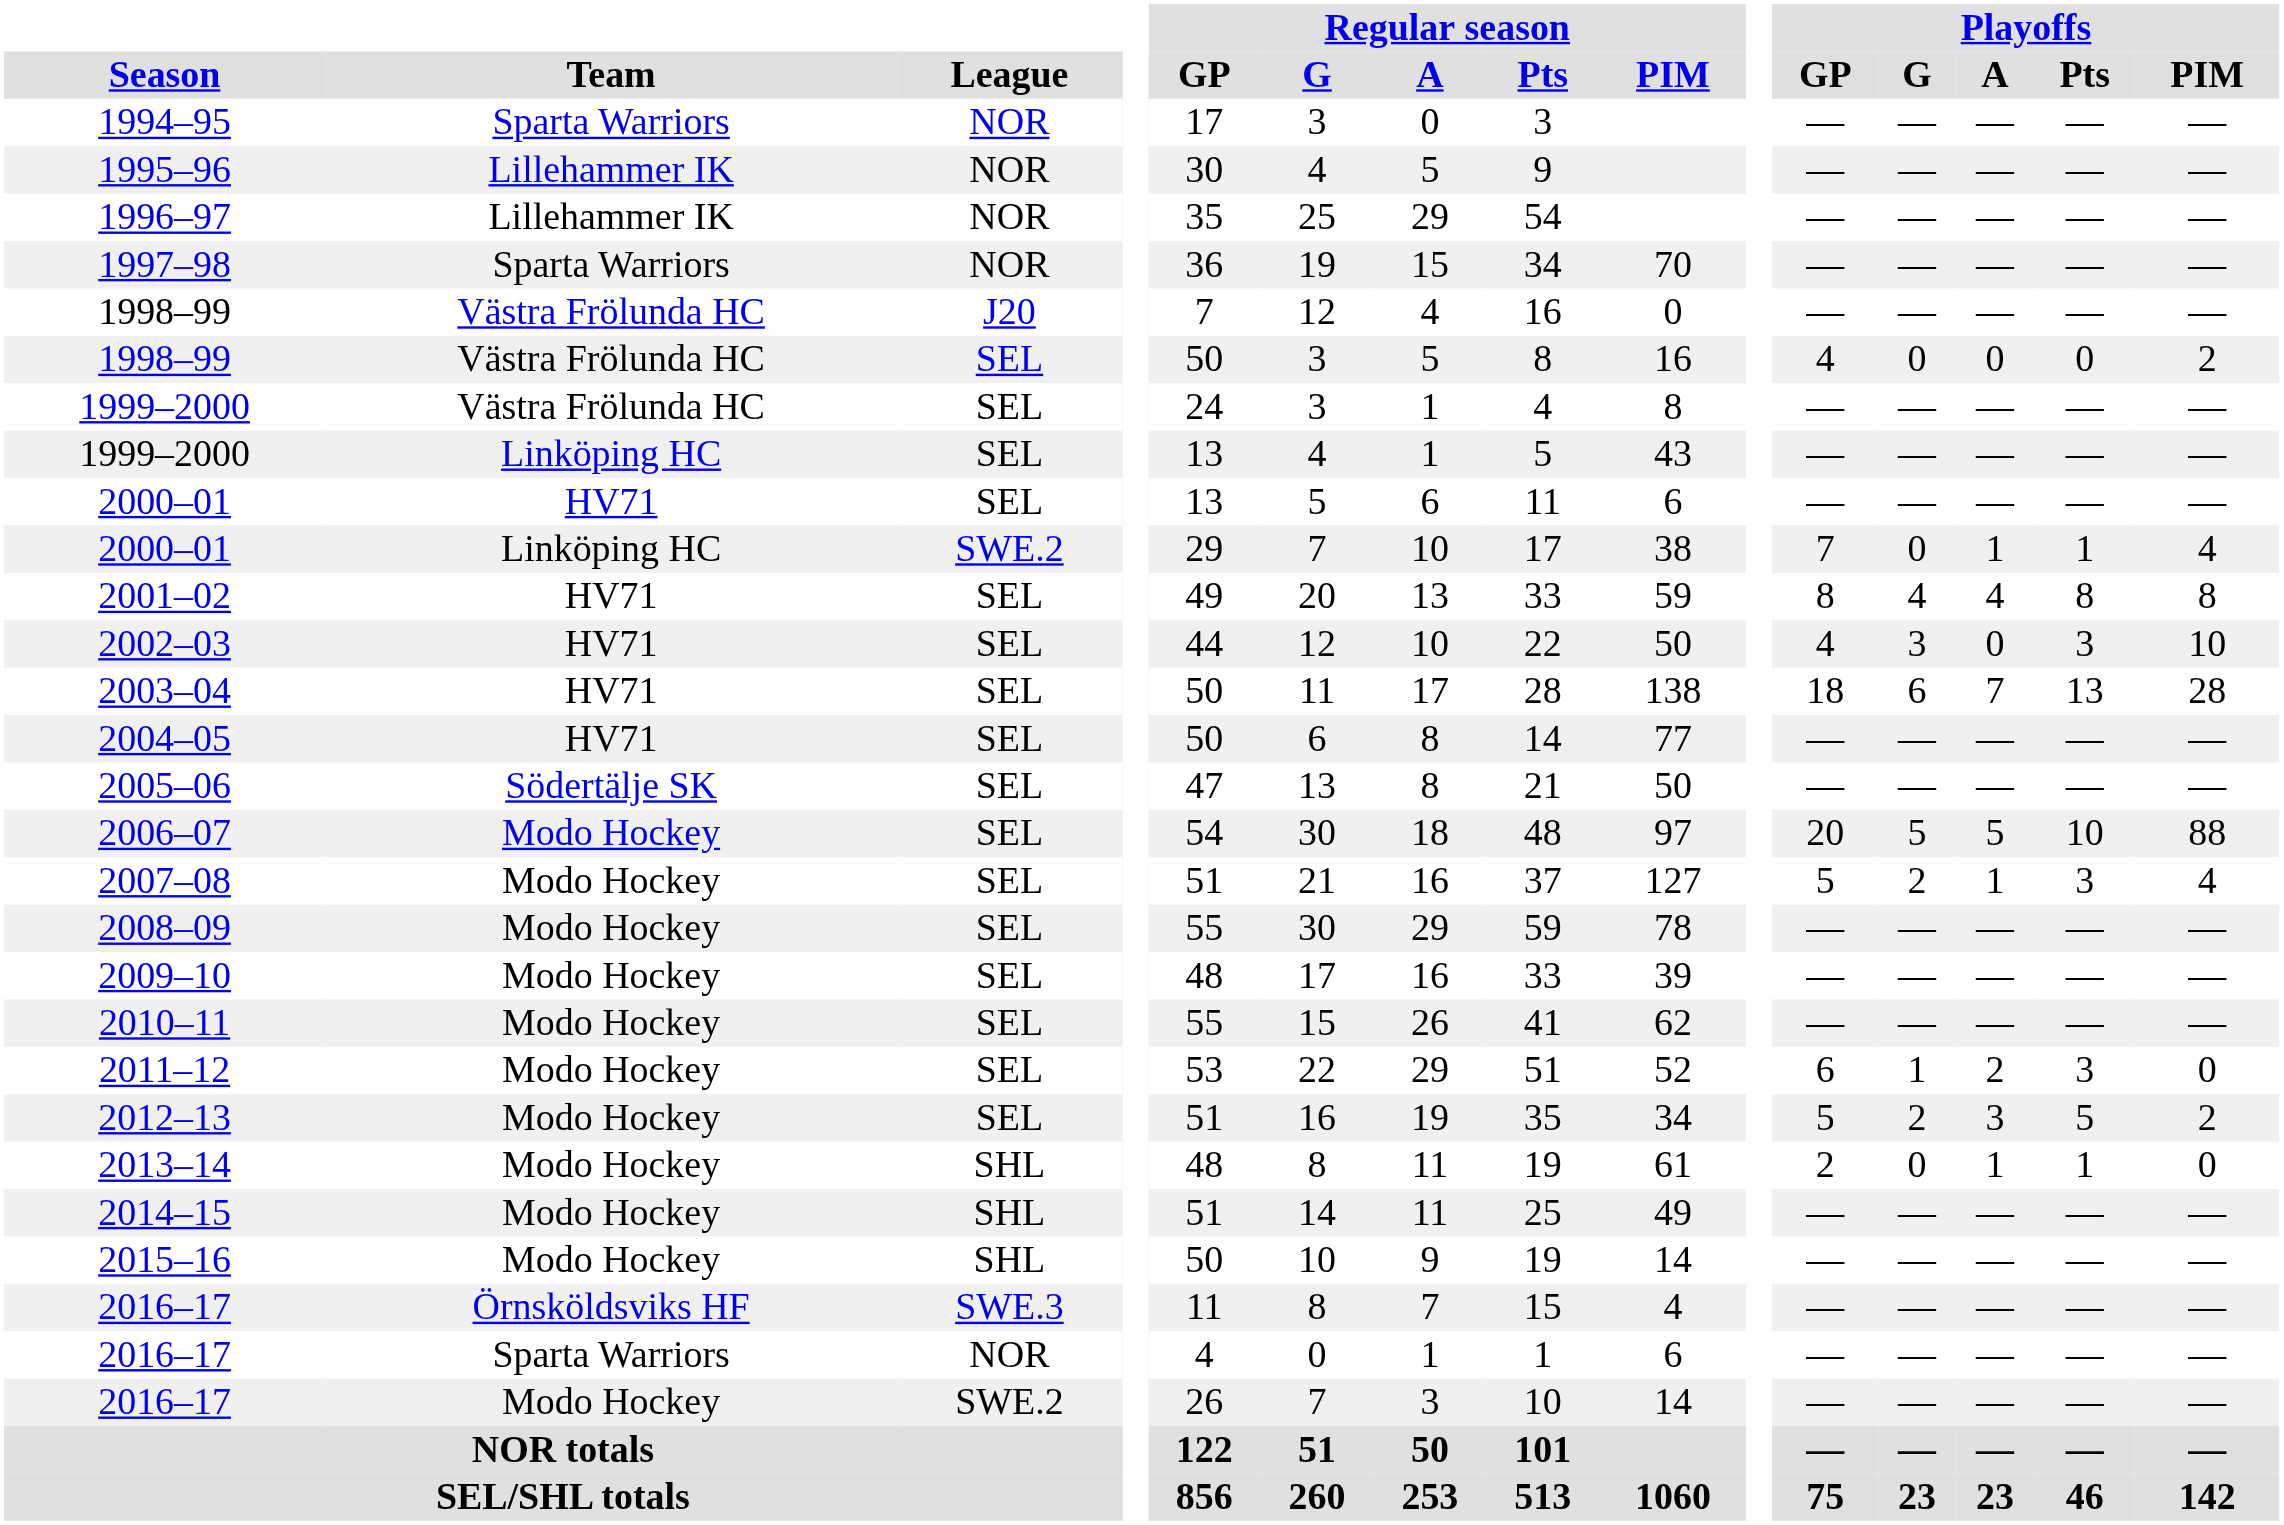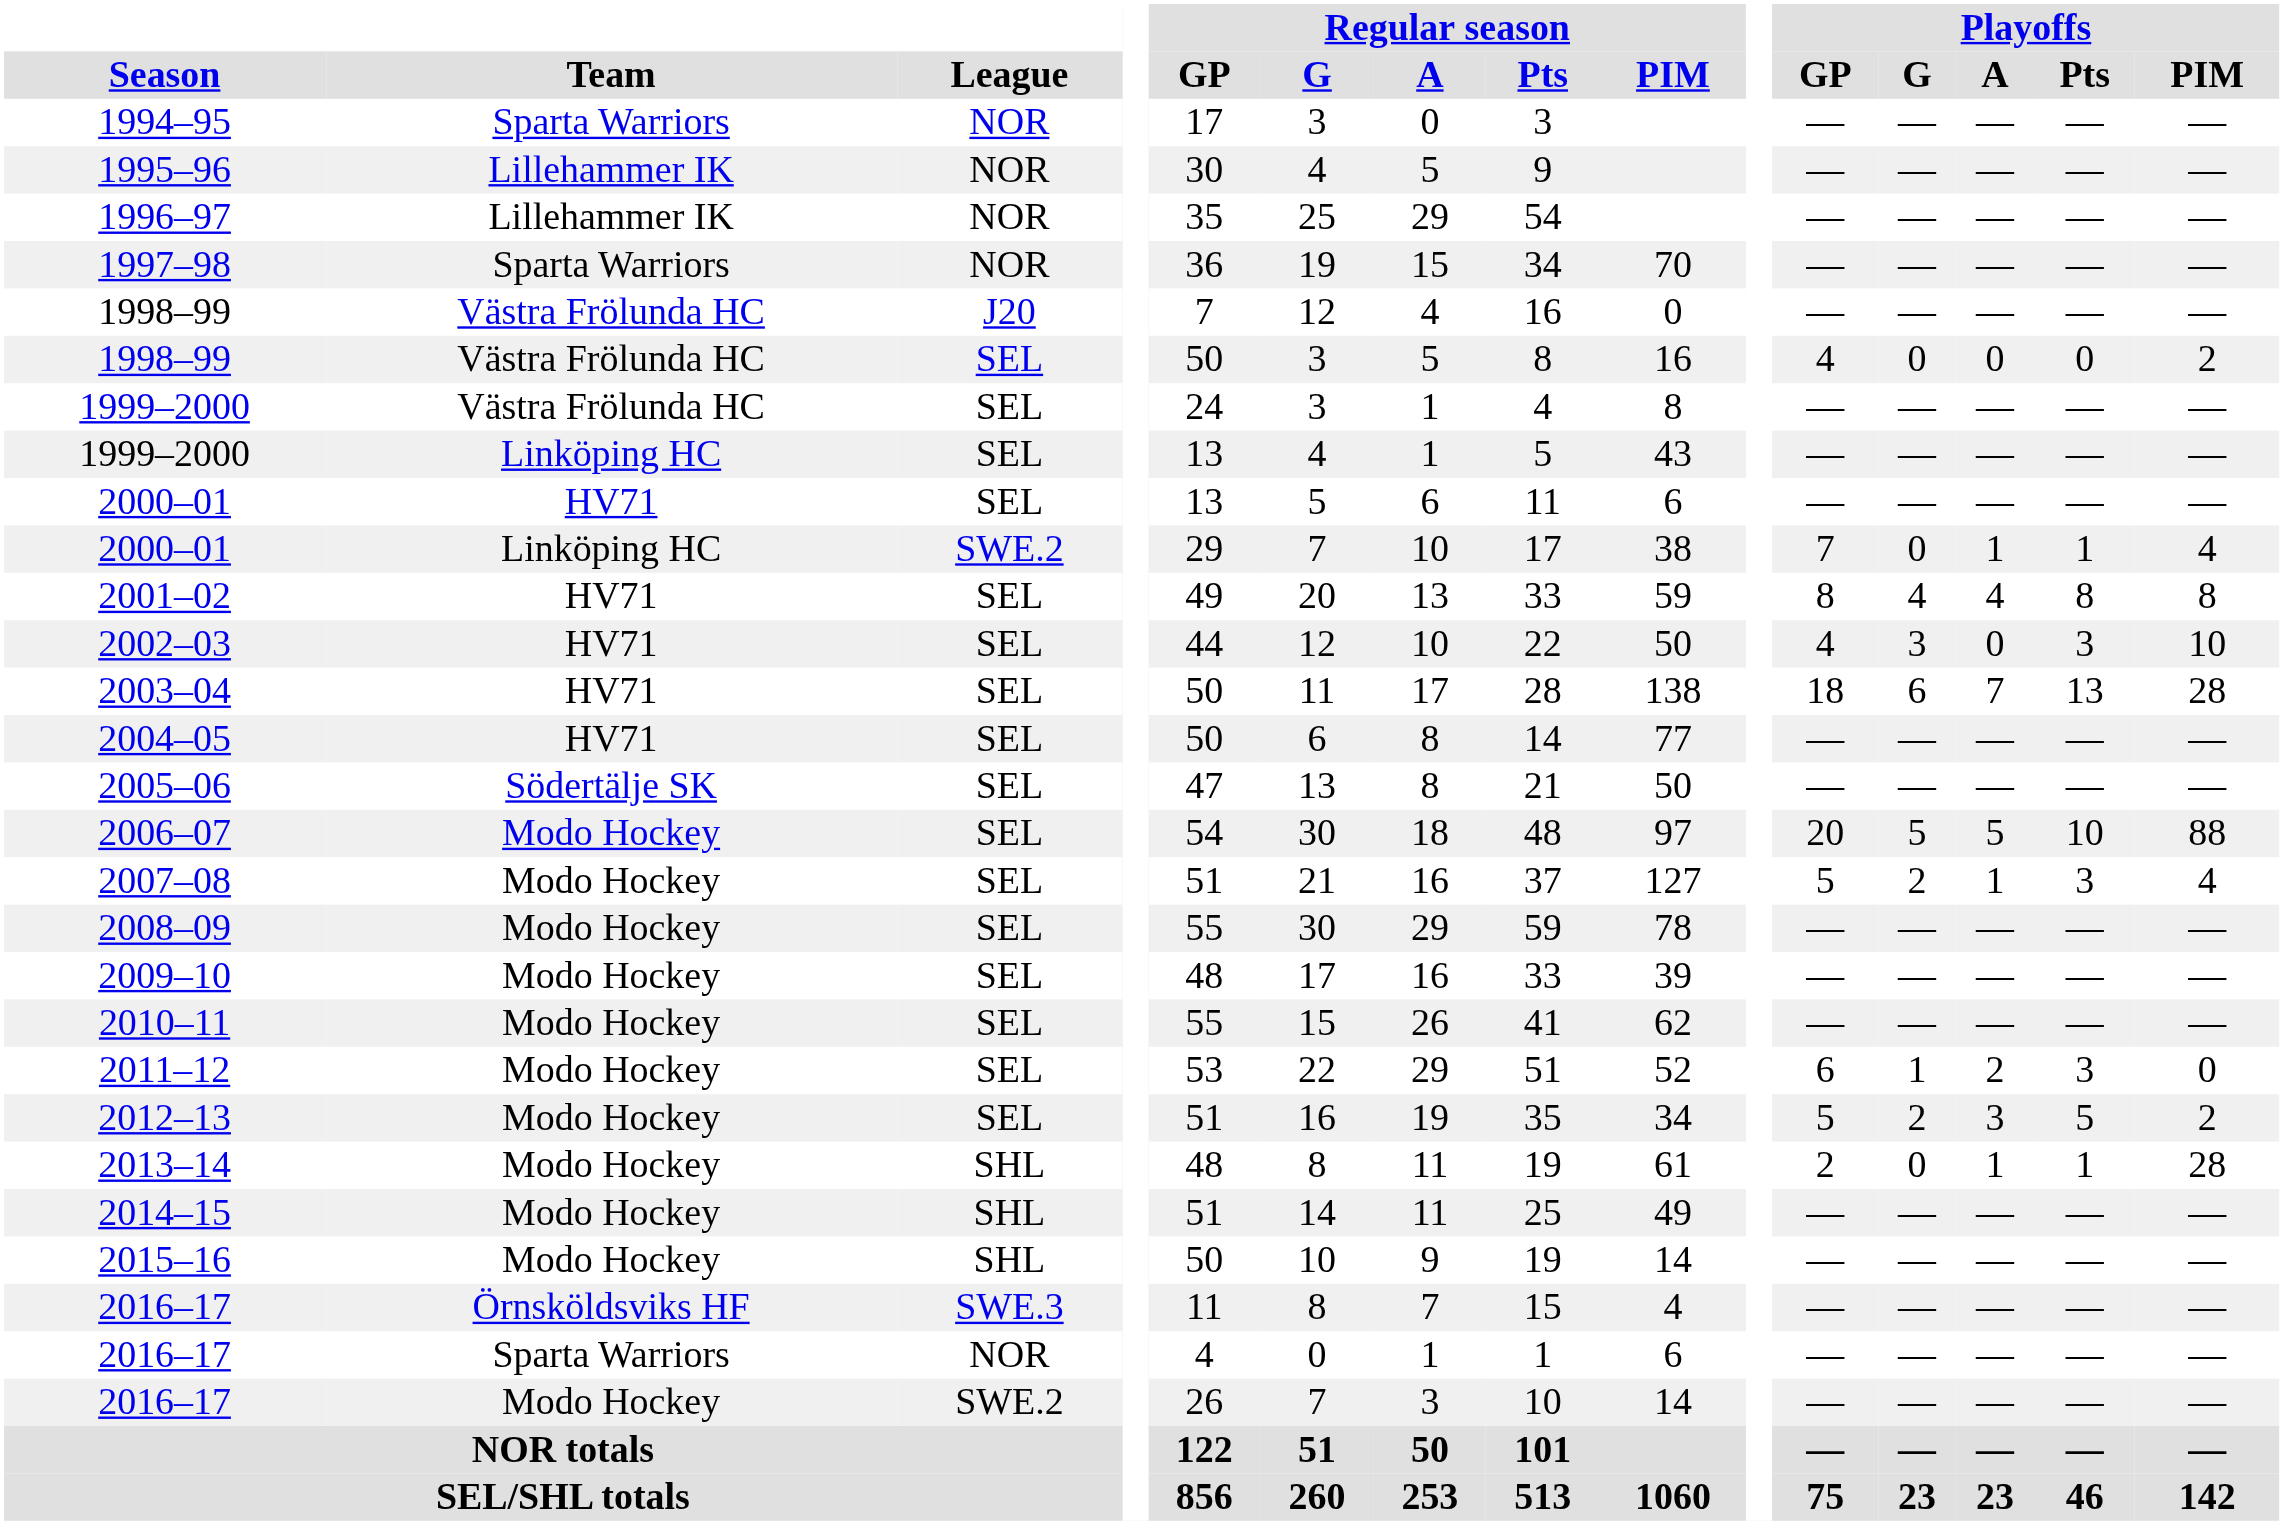(2207, 1164) 0 -> (2207, 1164) 28
